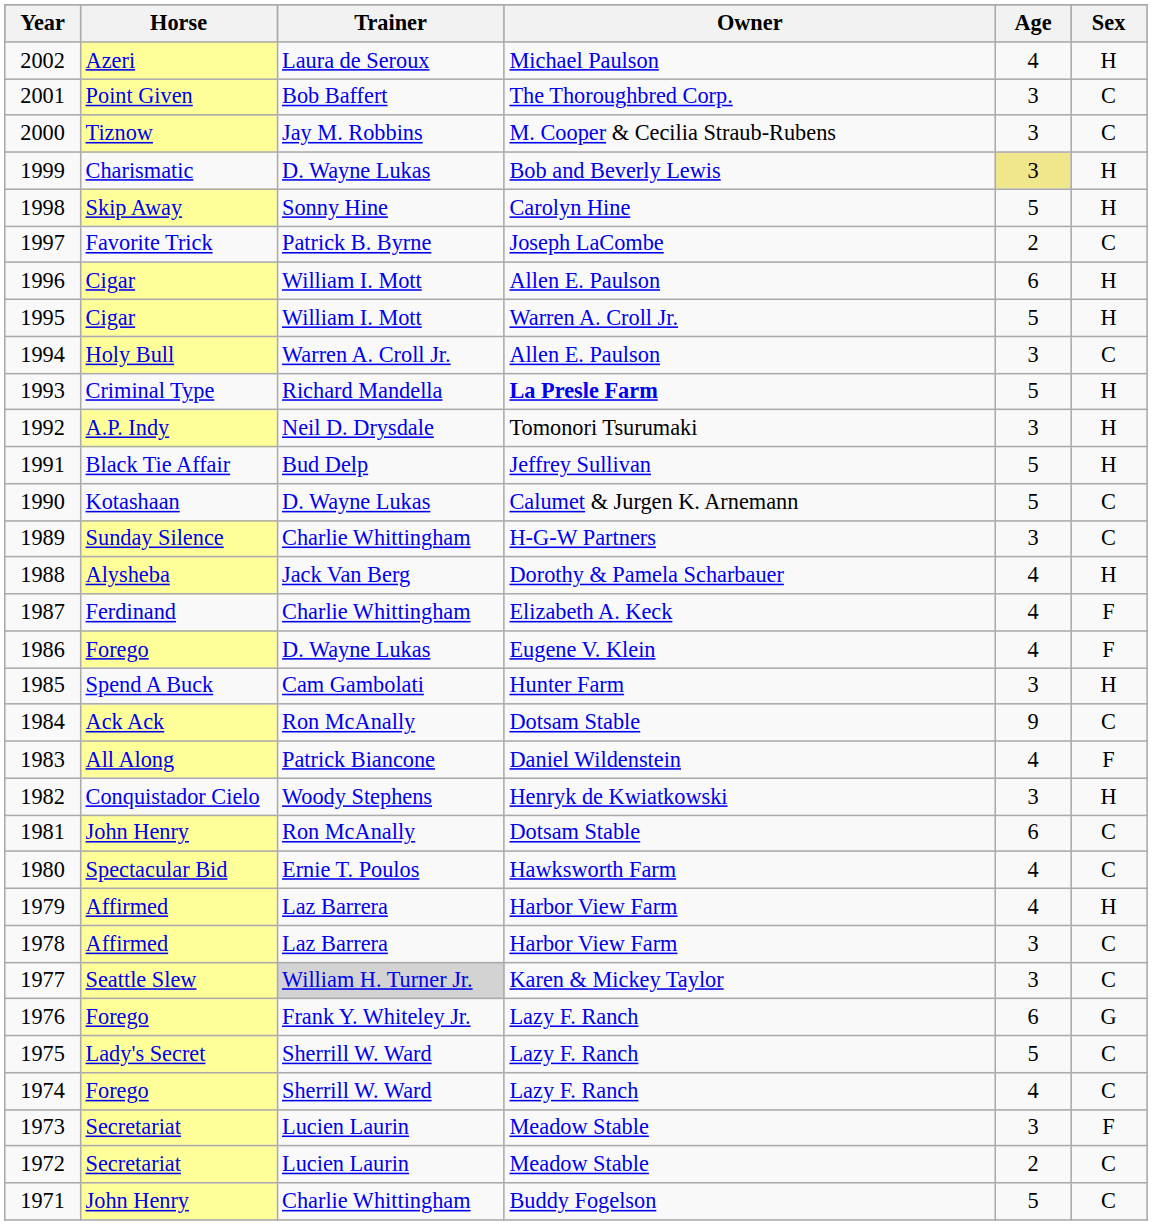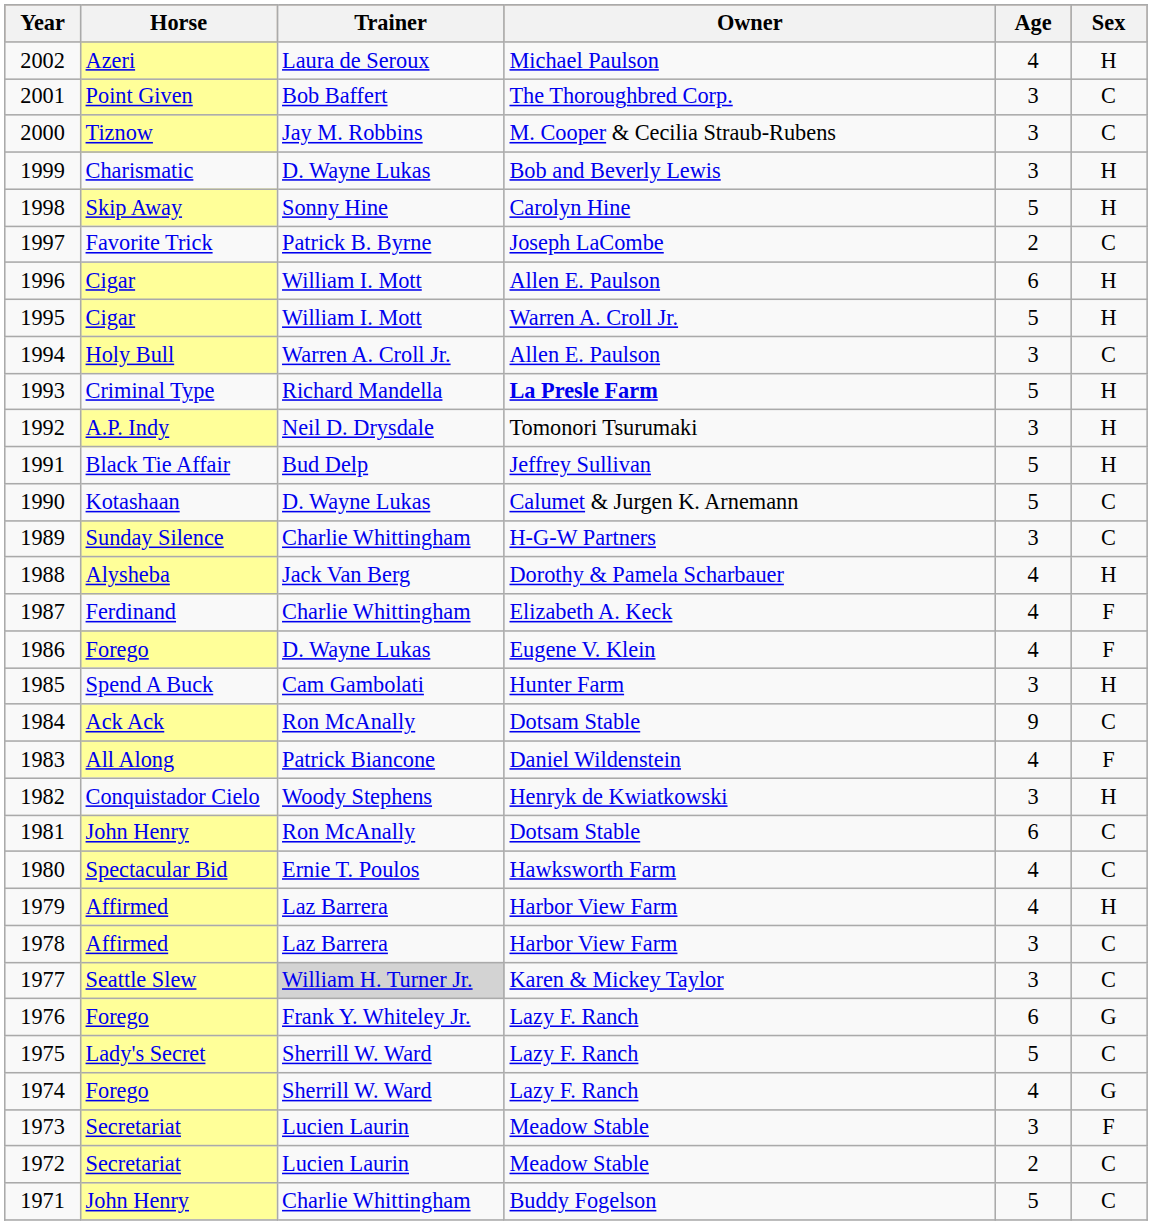(1033, 170) khaki background -> (1033, 170) no background
(1109, 1090) C -> (1109, 1090) G
